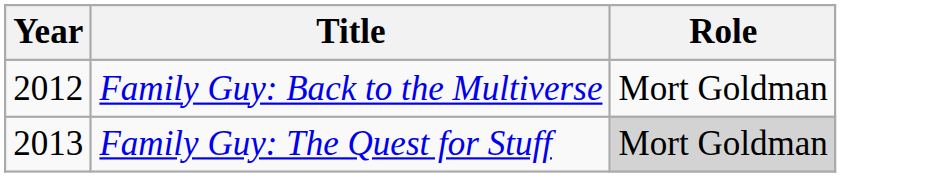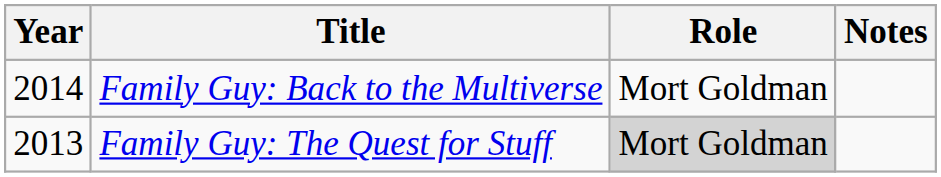+ column: (886, 32)
(48, 87) 2012 -> (48, 87) 2014
